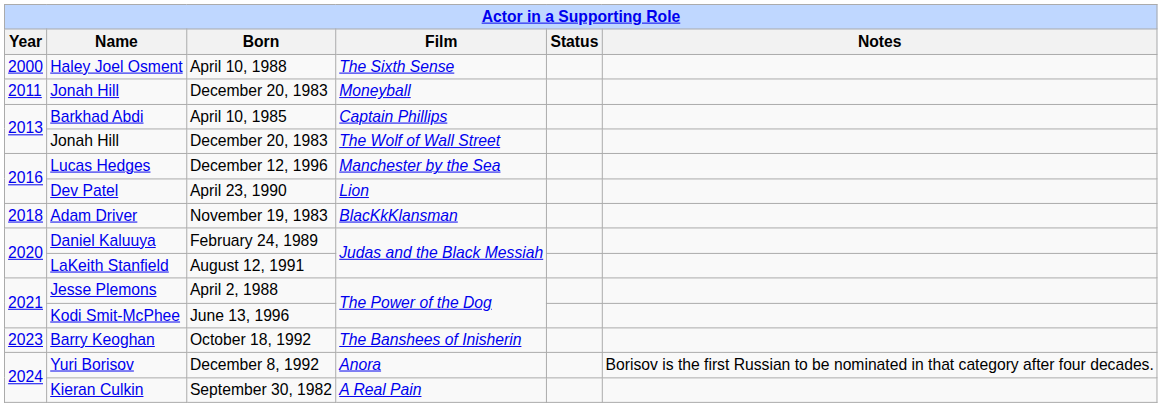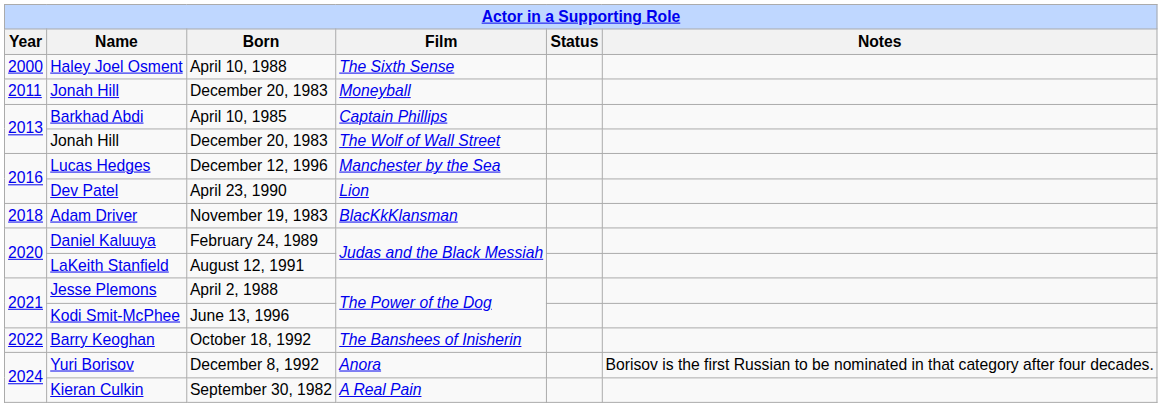(26, 340) 2023 -> (26, 340) 2022
